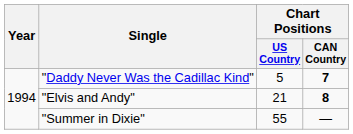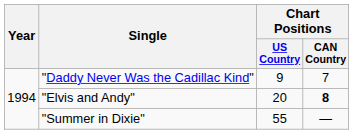(280, 78) 5 -> (280, 78) 9
(326, 78) bold -> (326, 78) normal
(280, 98) 21 -> (280, 98) 20
